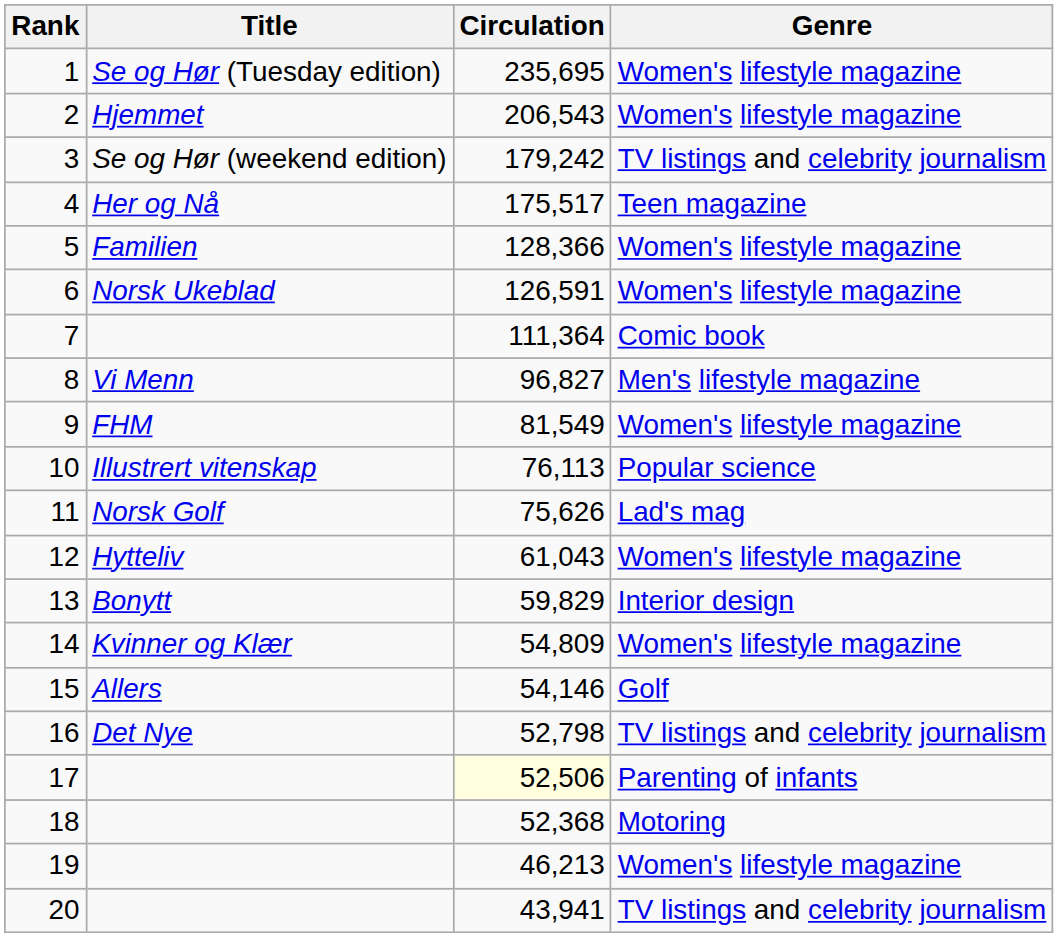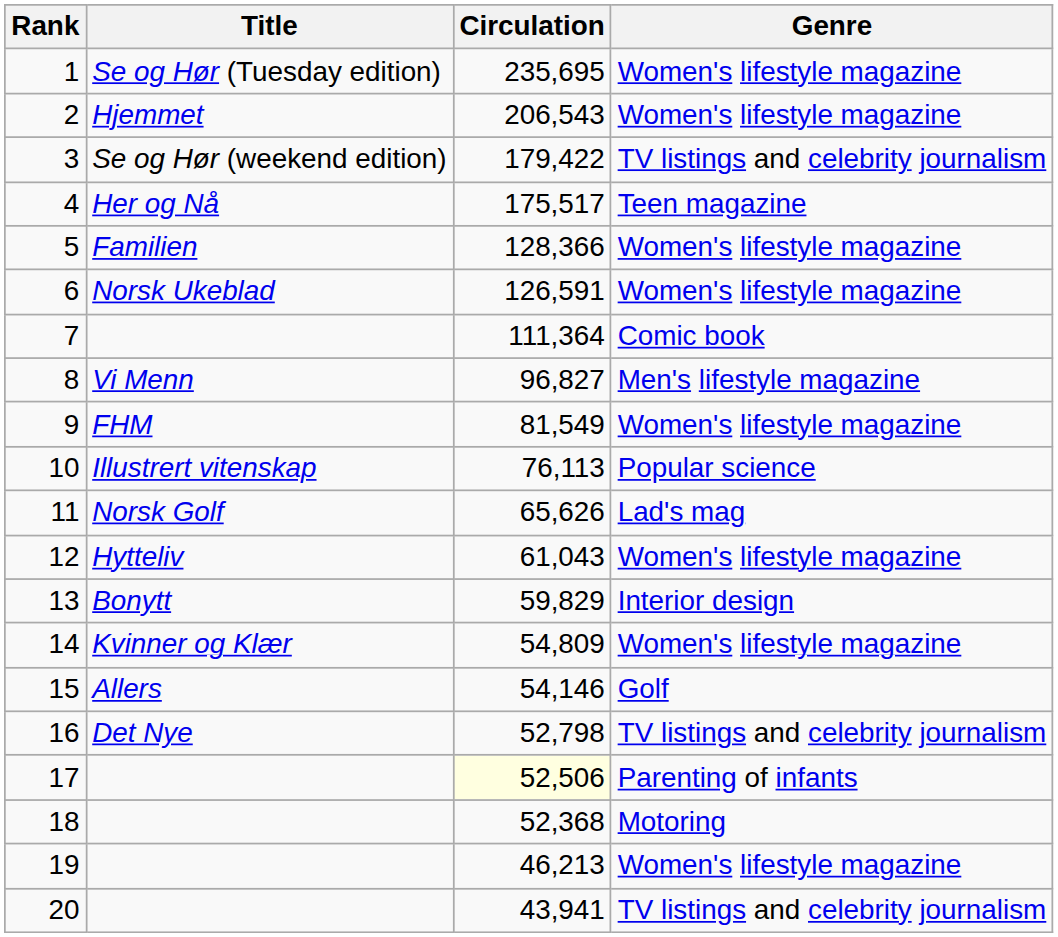(554, 159) 179,242 -> (554, 159) 179,422
(562, 512) 75,626 -> (562, 512) 65,626
